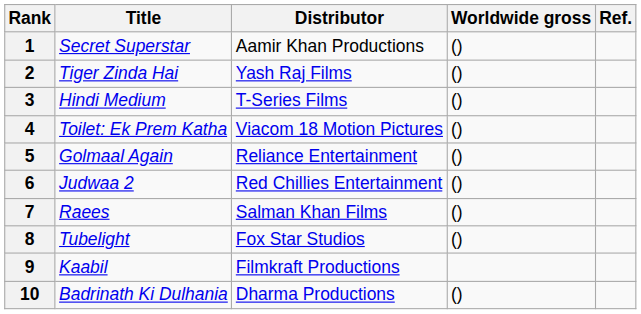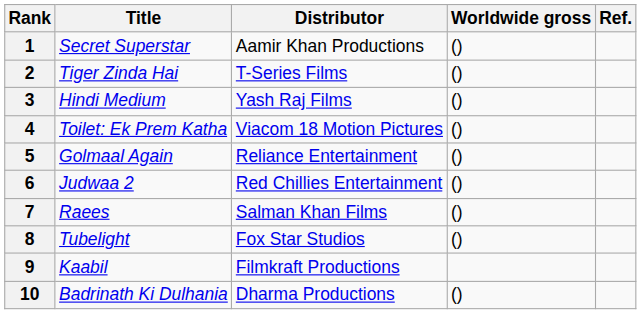(294, 73) Yash Raj Films -> (292, 73) T-Series Films
(292, 101) T-Series Films -> (294, 101) Yash Raj Films
